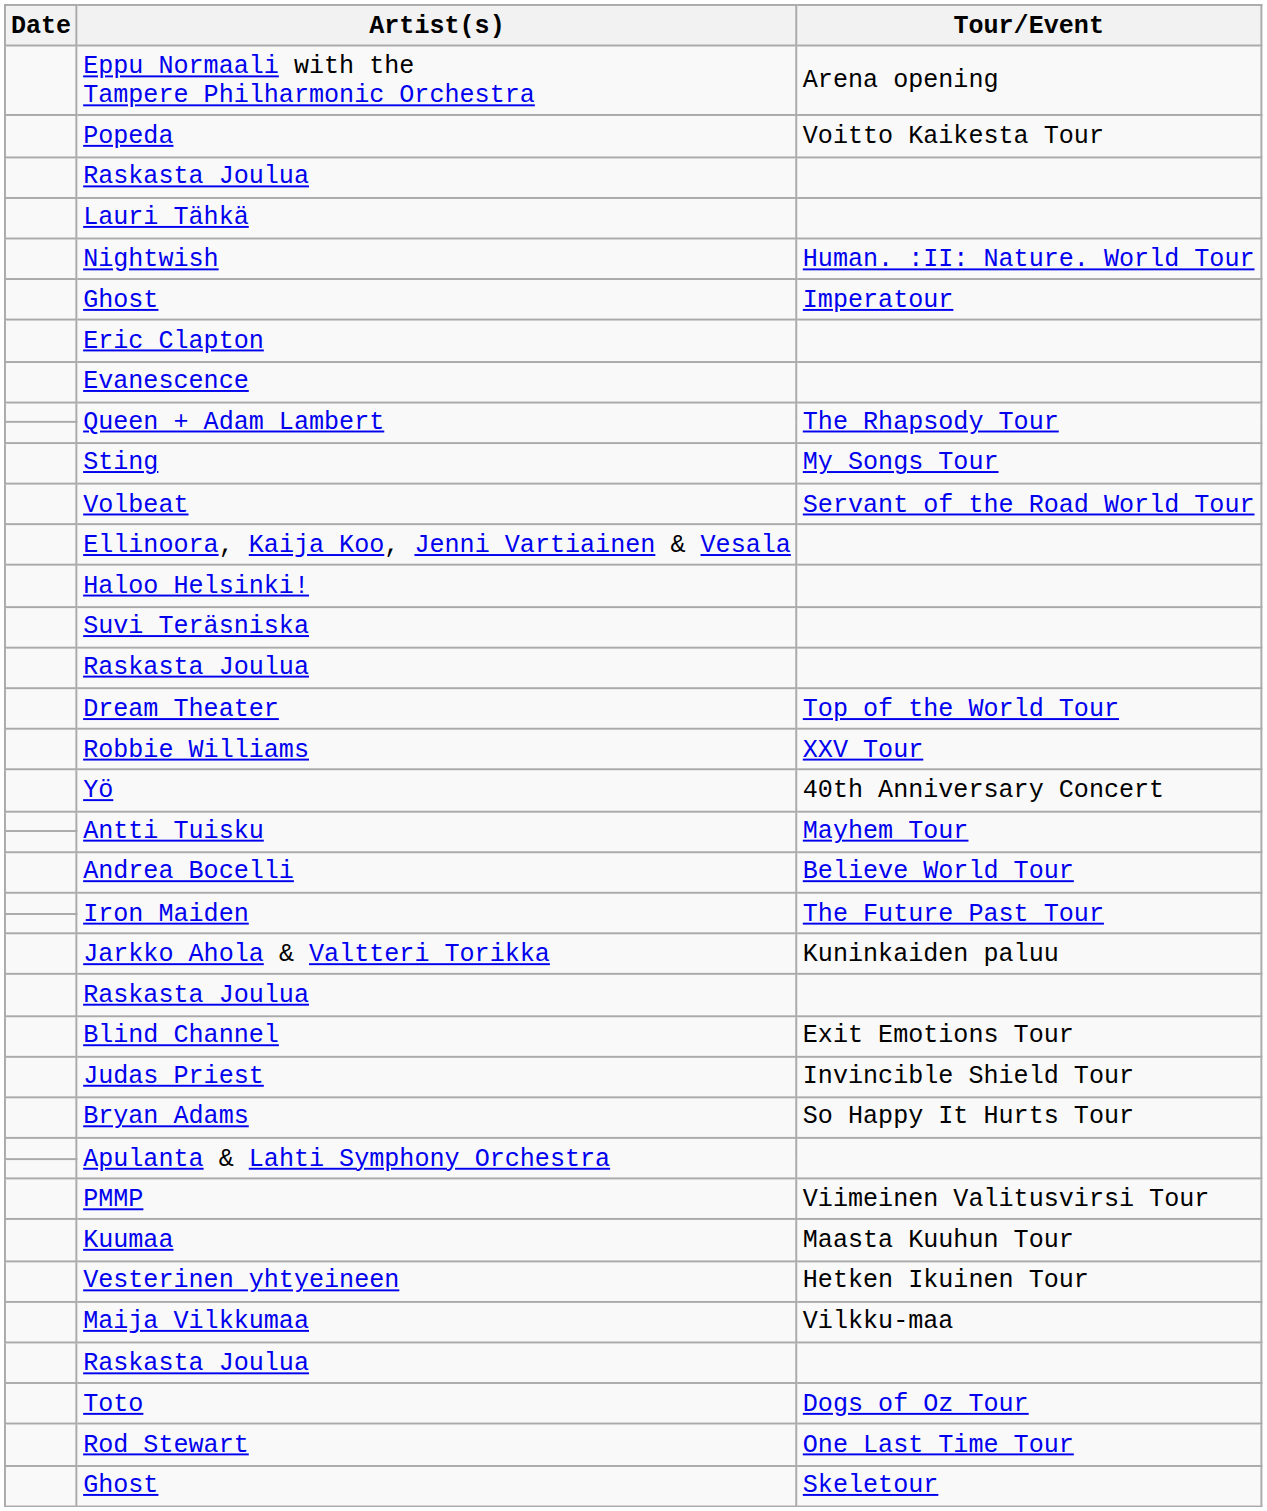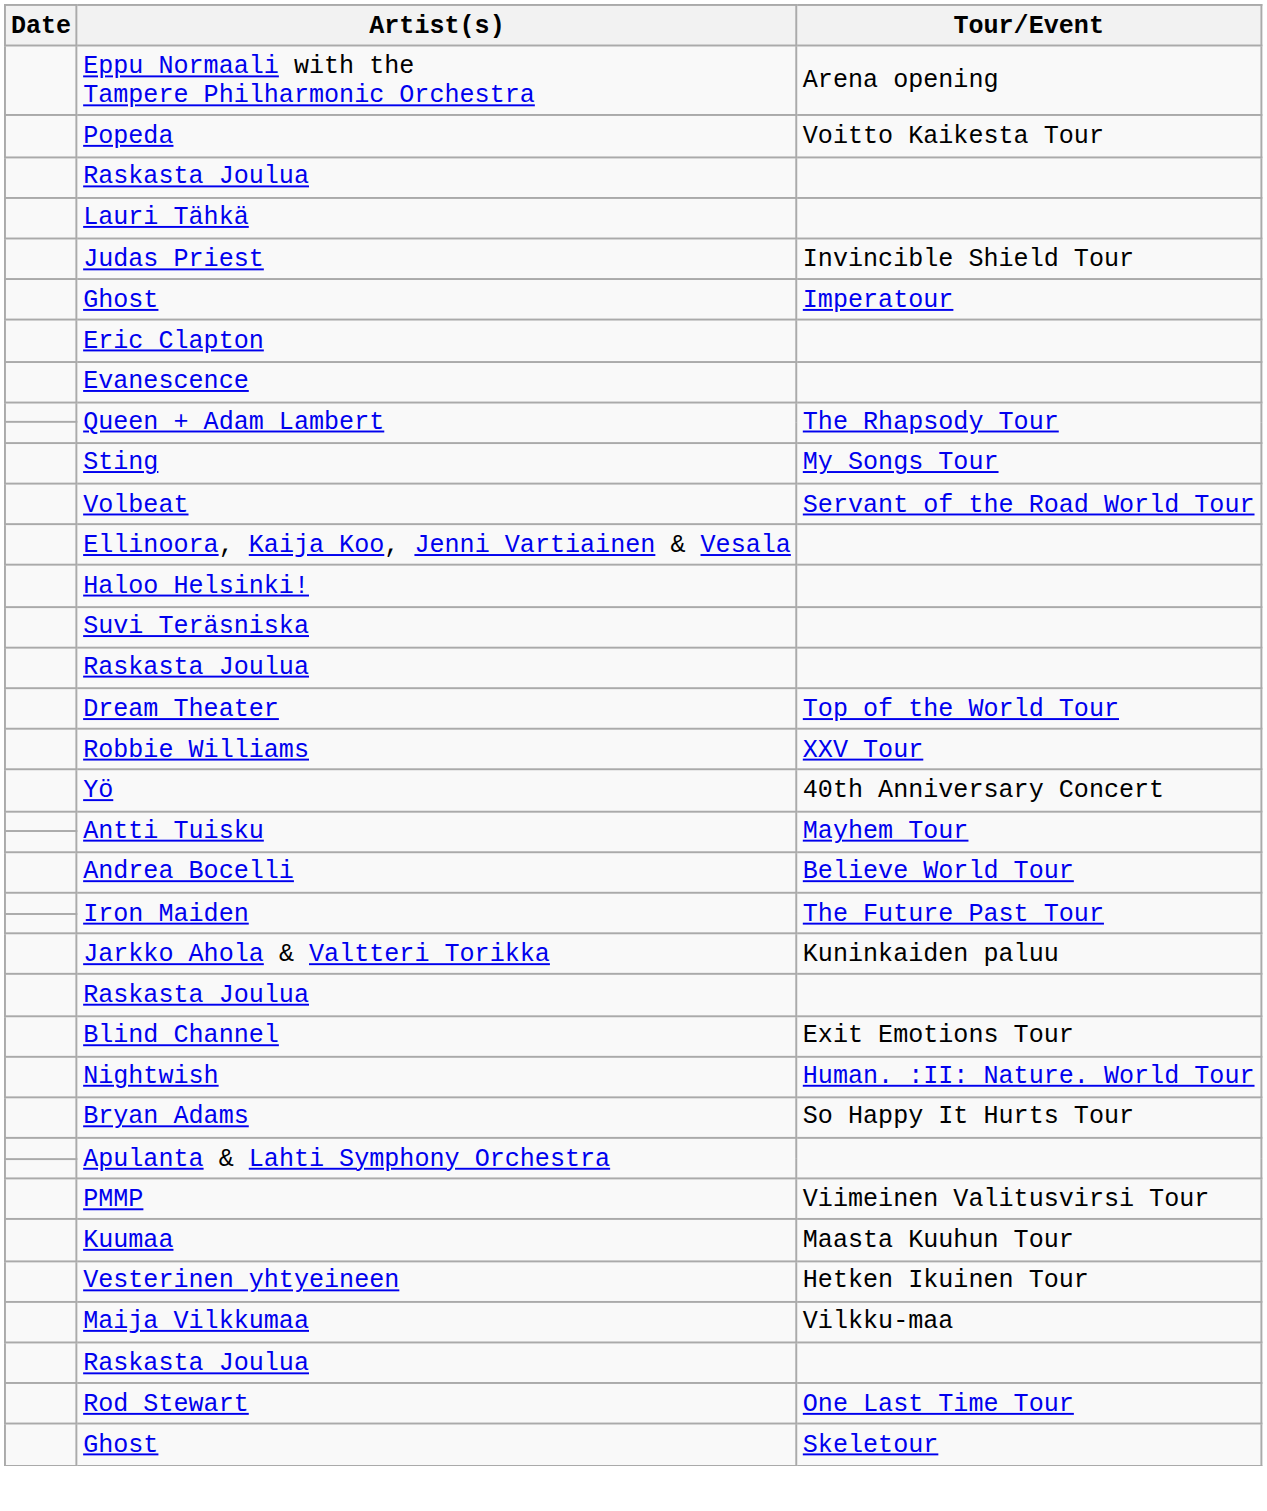rows swapped: (151, 259) <-> (173, 1077)
- row: (113, 1404)
